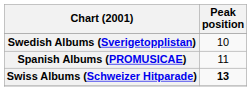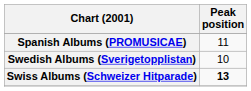rows swapped: (102, 59) <-> (102, 42)
